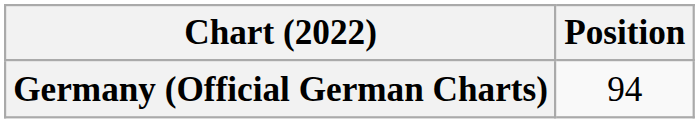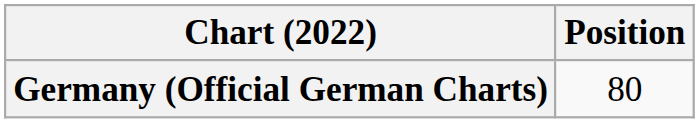(625, 88) 94 -> (625, 88) 80
